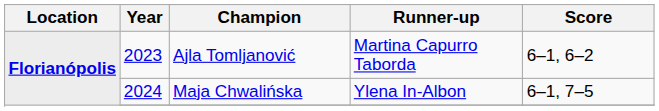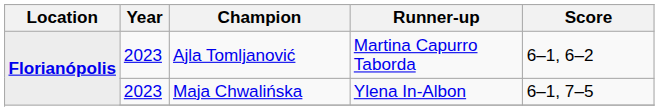(143, 91) 2024 -> (143, 91) 2023
